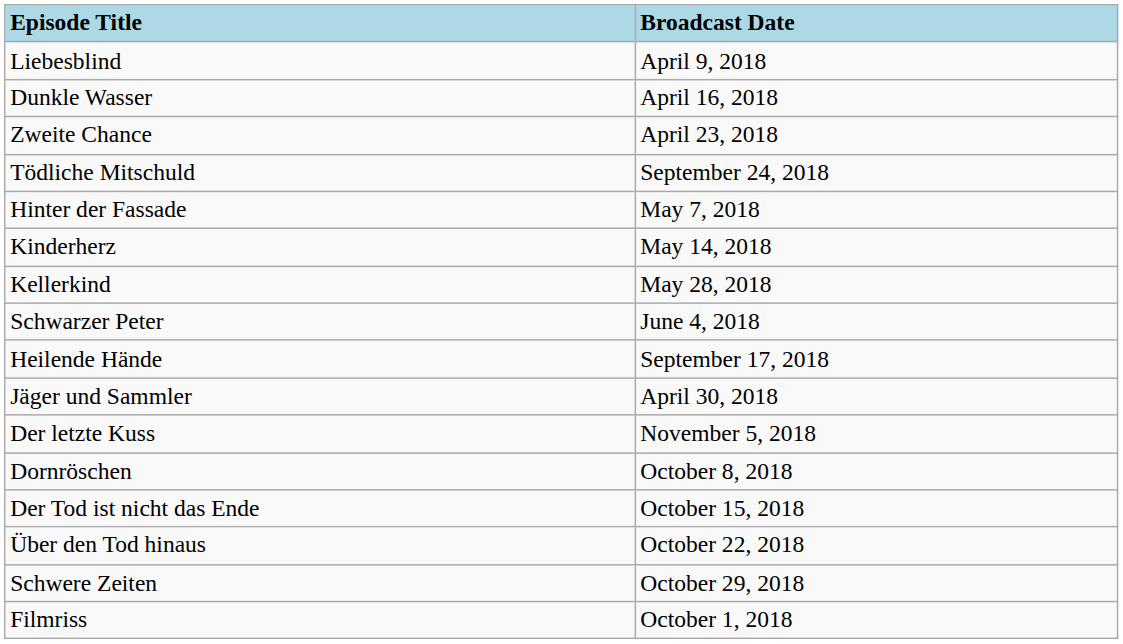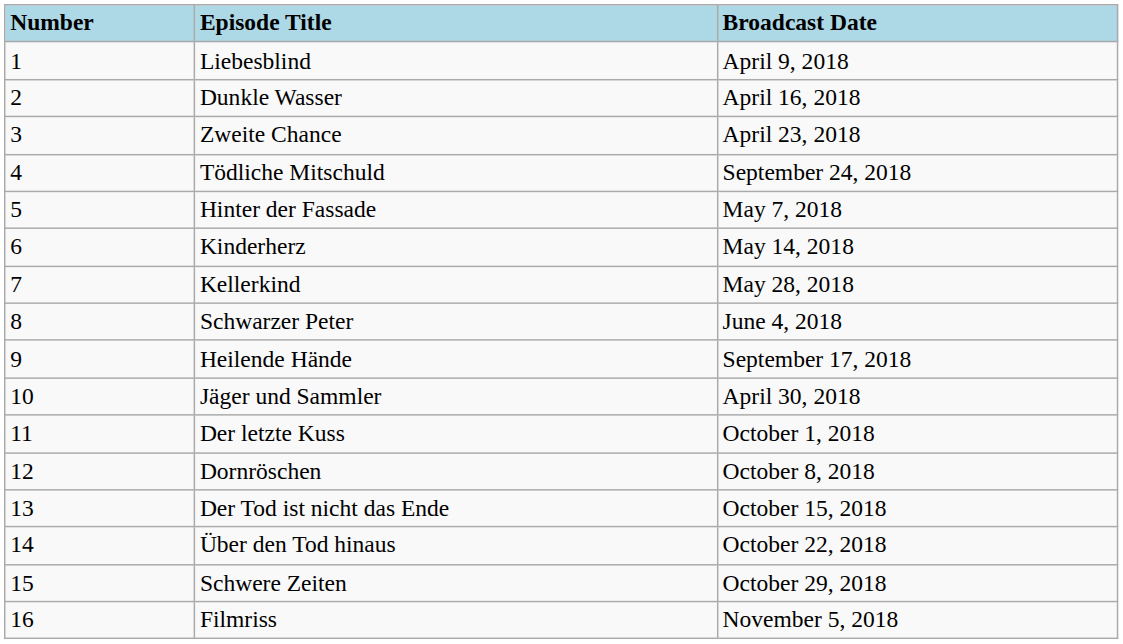+ column: (52, 23)
(728, 433) November 5, 2018 -> (799, 433) October 1, 2018
(716, 619) October 1, 2018 -> (810, 619) November 5, 2018
